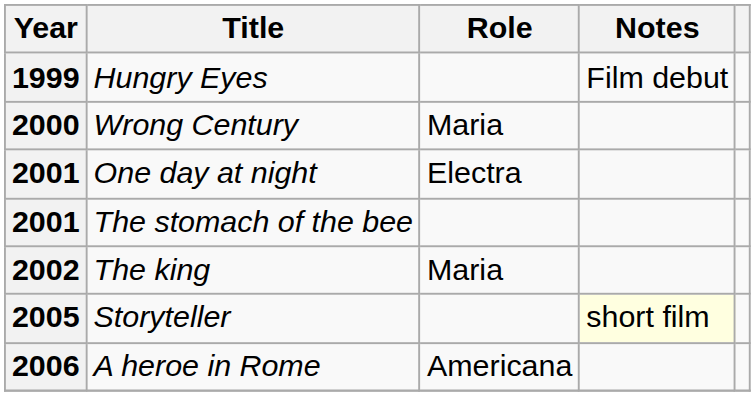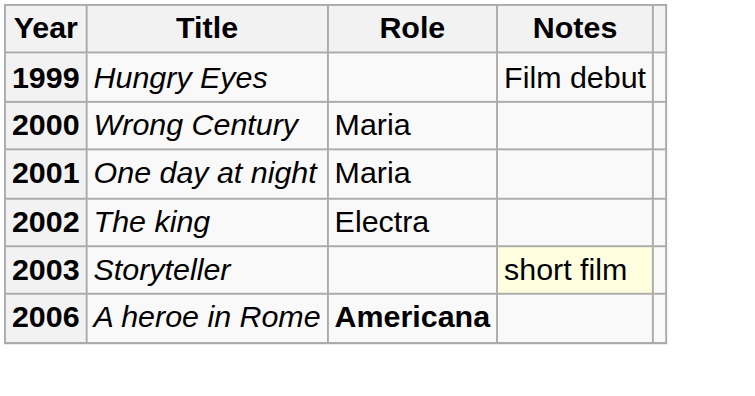(474, 173) Electra -> (373, 173) Maria
- row: (253, 221)
(465, 269) Maria -> (382, 221) Electra
(46, 317) 2005 -> (46, 269) 2003
(500, 366) normal -> (412, 317) bold
